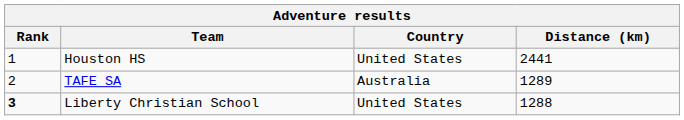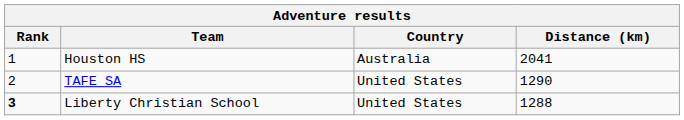(410, 60) United States -> (394, 60) Australia
(536, 60) 2441 -> (536, 60) 2041
(394, 82) Australia -> (410, 82) United States
(536, 82) 1289 -> (536, 82) 1290
